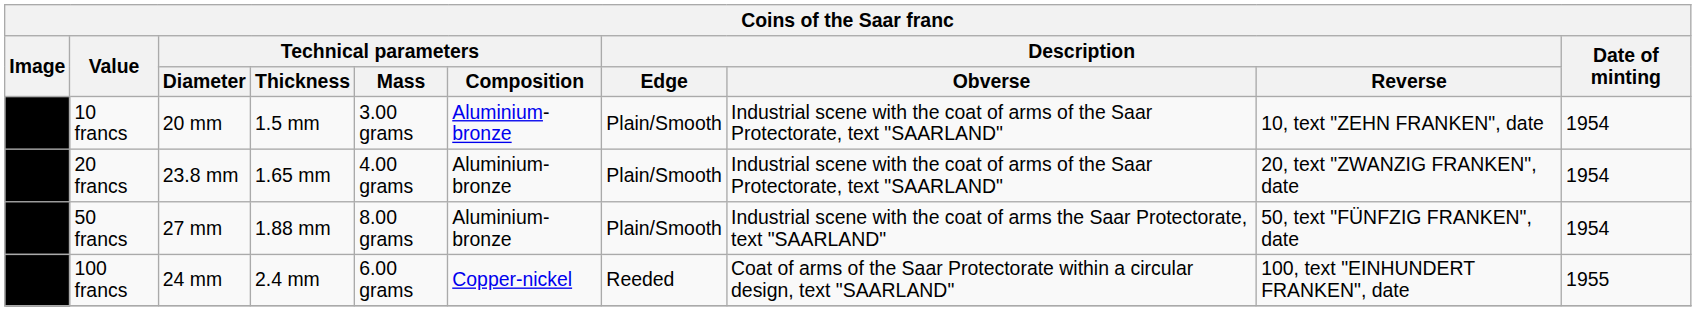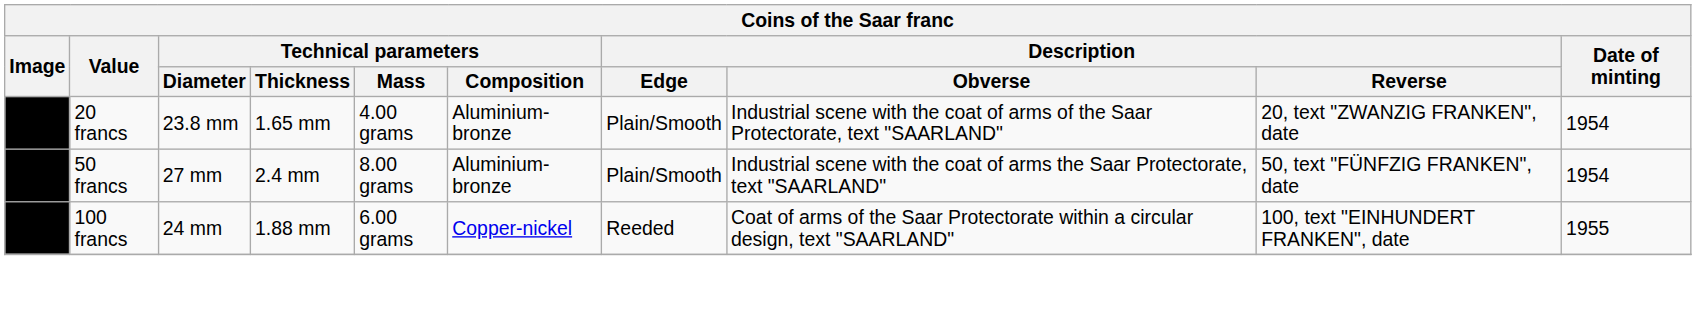- row: (101, 123)
(293, 228) 1.88 mm -> (287, 176) 2.4 mm
(287, 280) 2.4 mm -> (293, 228) 1.88 mm
